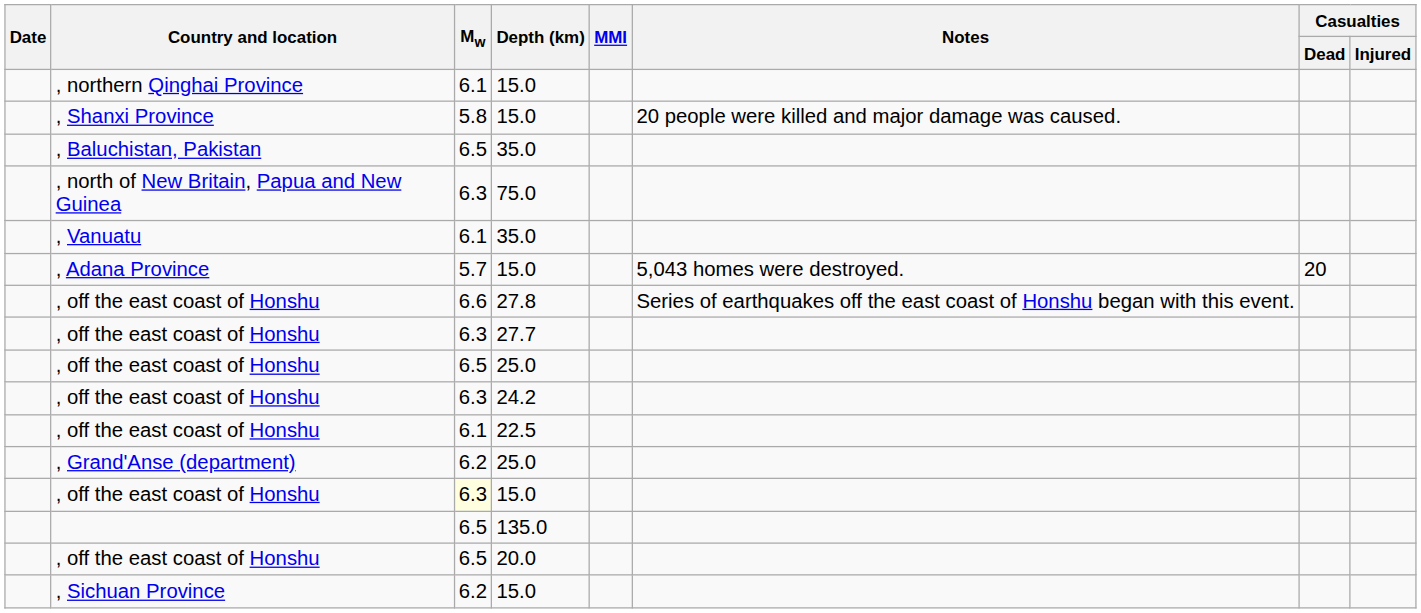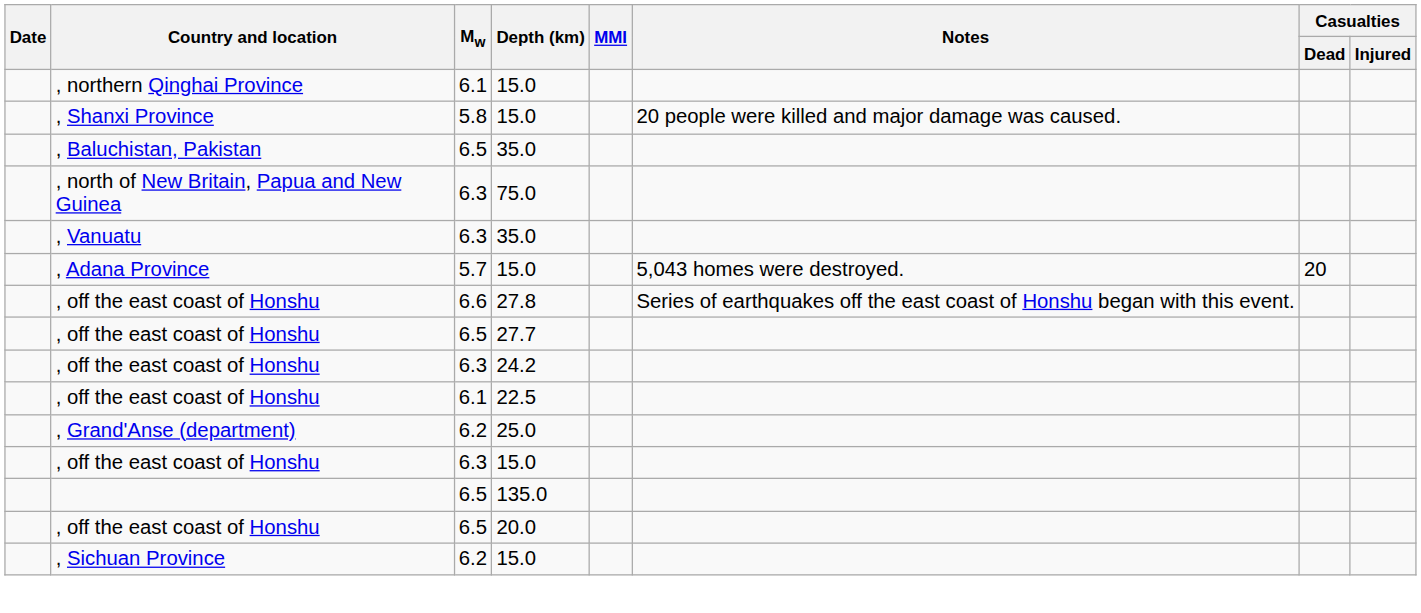(473, 236) 6.1 -> (473, 236) 6.3
(473, 333) 6.3 -> (473, 333) 6.5
- row: (188, 365)
(473, 494) lightyellow background -> (473, 462) no background
